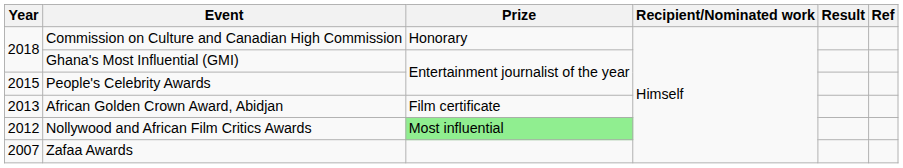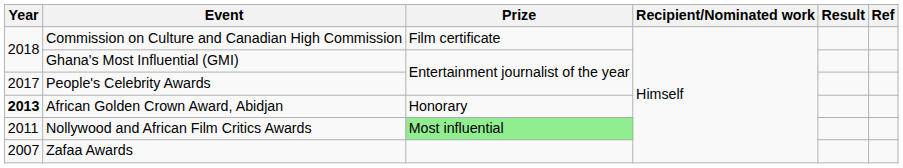(438, 38) Honorary -> (455, 38) Film certificate
(24, 83) 2015 -> (24, 83) 2017
(24, 106) normal -> (24, 106) bold
(455, 106) Film certificate -> (438, 106) Honorary
(24, 128) 2012 -> (23, 128) 2011
